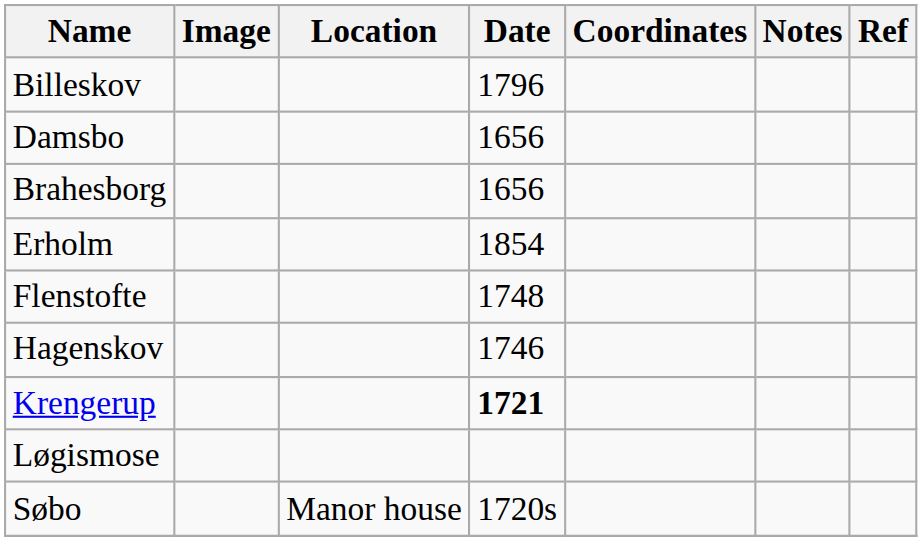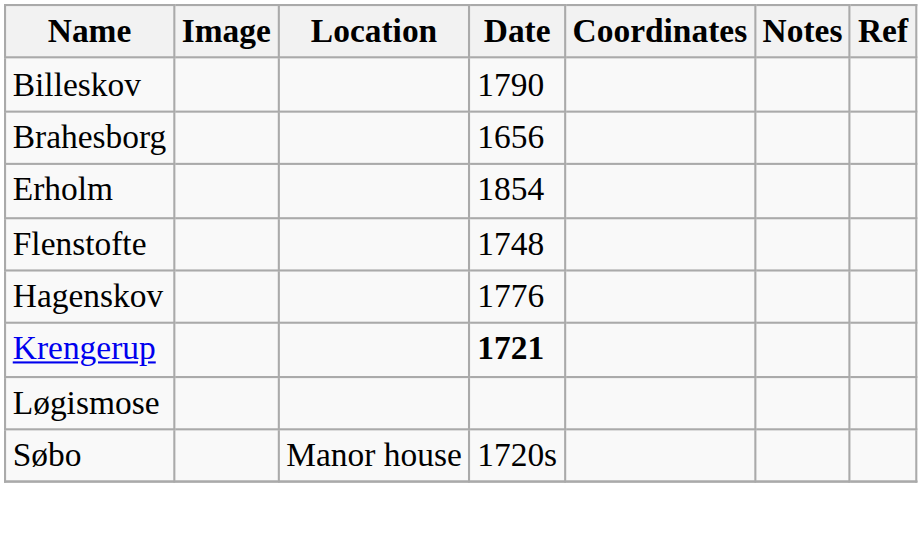(511, 84) 1796 -> (511, 84) 1790
- row: (68, 137)
(511, 349) 1746 -> (511, 296) 1776
